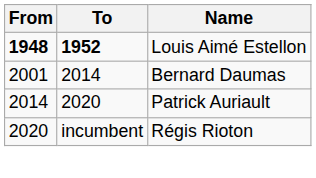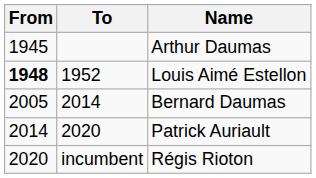+ row: (211, 46)
(81, 46) bold -> (81, 74) normal
(28, 74) 2001 -> (28, 103) 2005
